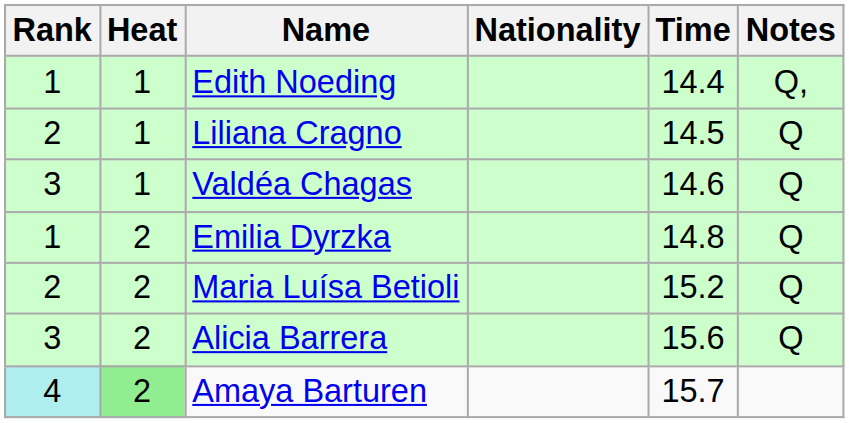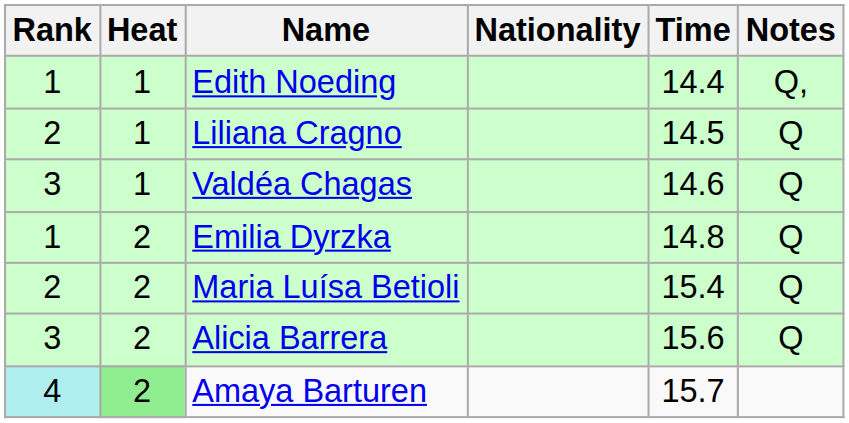(693, 287) 15.2 -> (693, 287) 15.4
